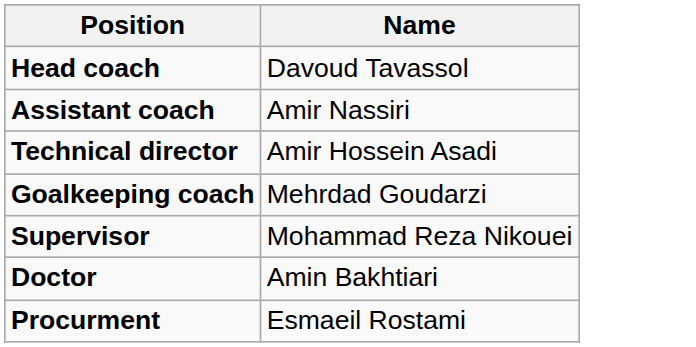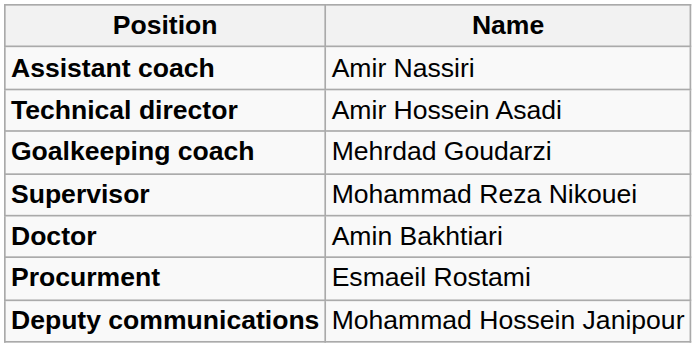- row: (85, 67)
+ row: (165, 320)
